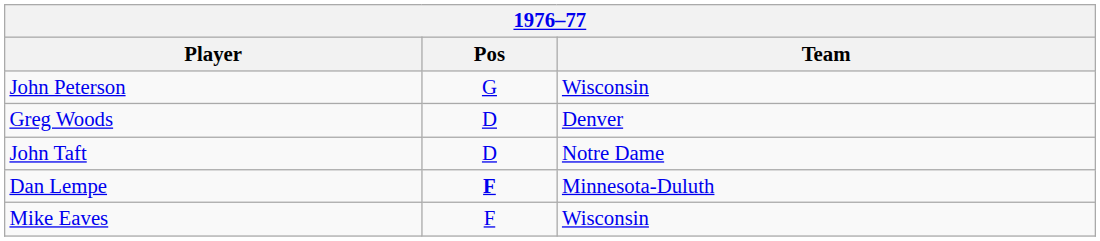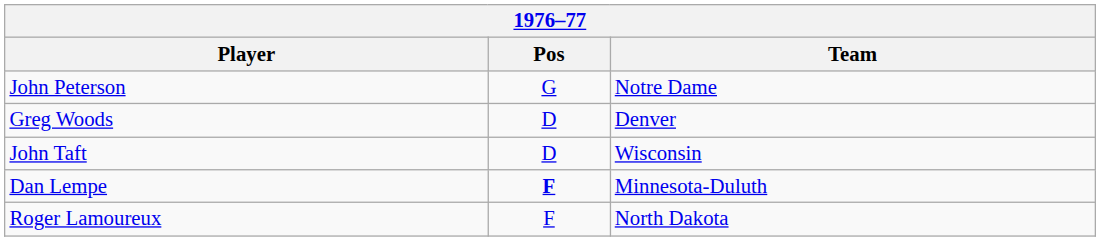(605, 86) Wisconsin -> (666, 86) Notre Dame
(613, 152) Notre Dame -> (658, 152) Wisconsin
+ row: (85, 218)
- row: (59, 218)
